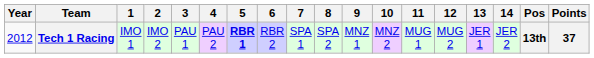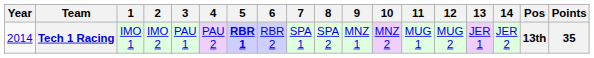(20, 37) 2012 -> (20, 37) 2014
(569, 37) 37 -> (569, 37) 35
